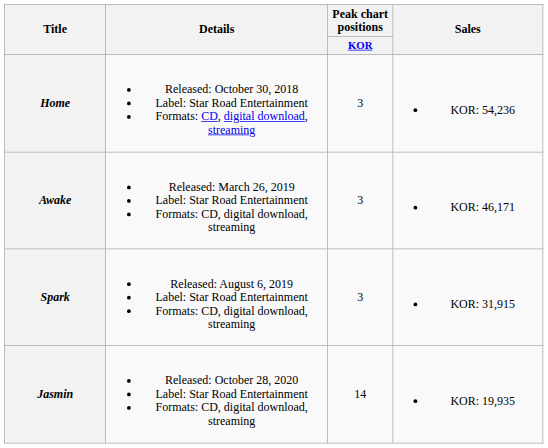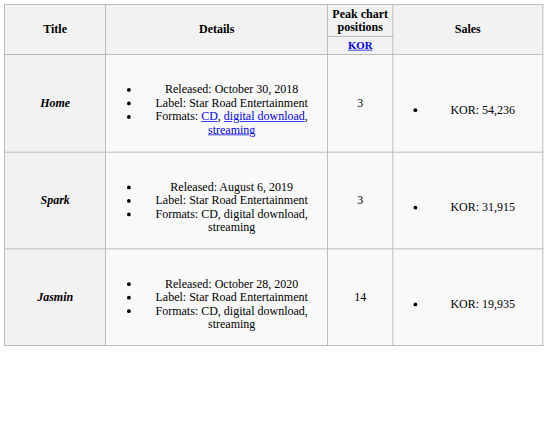- row: (55, 200)
